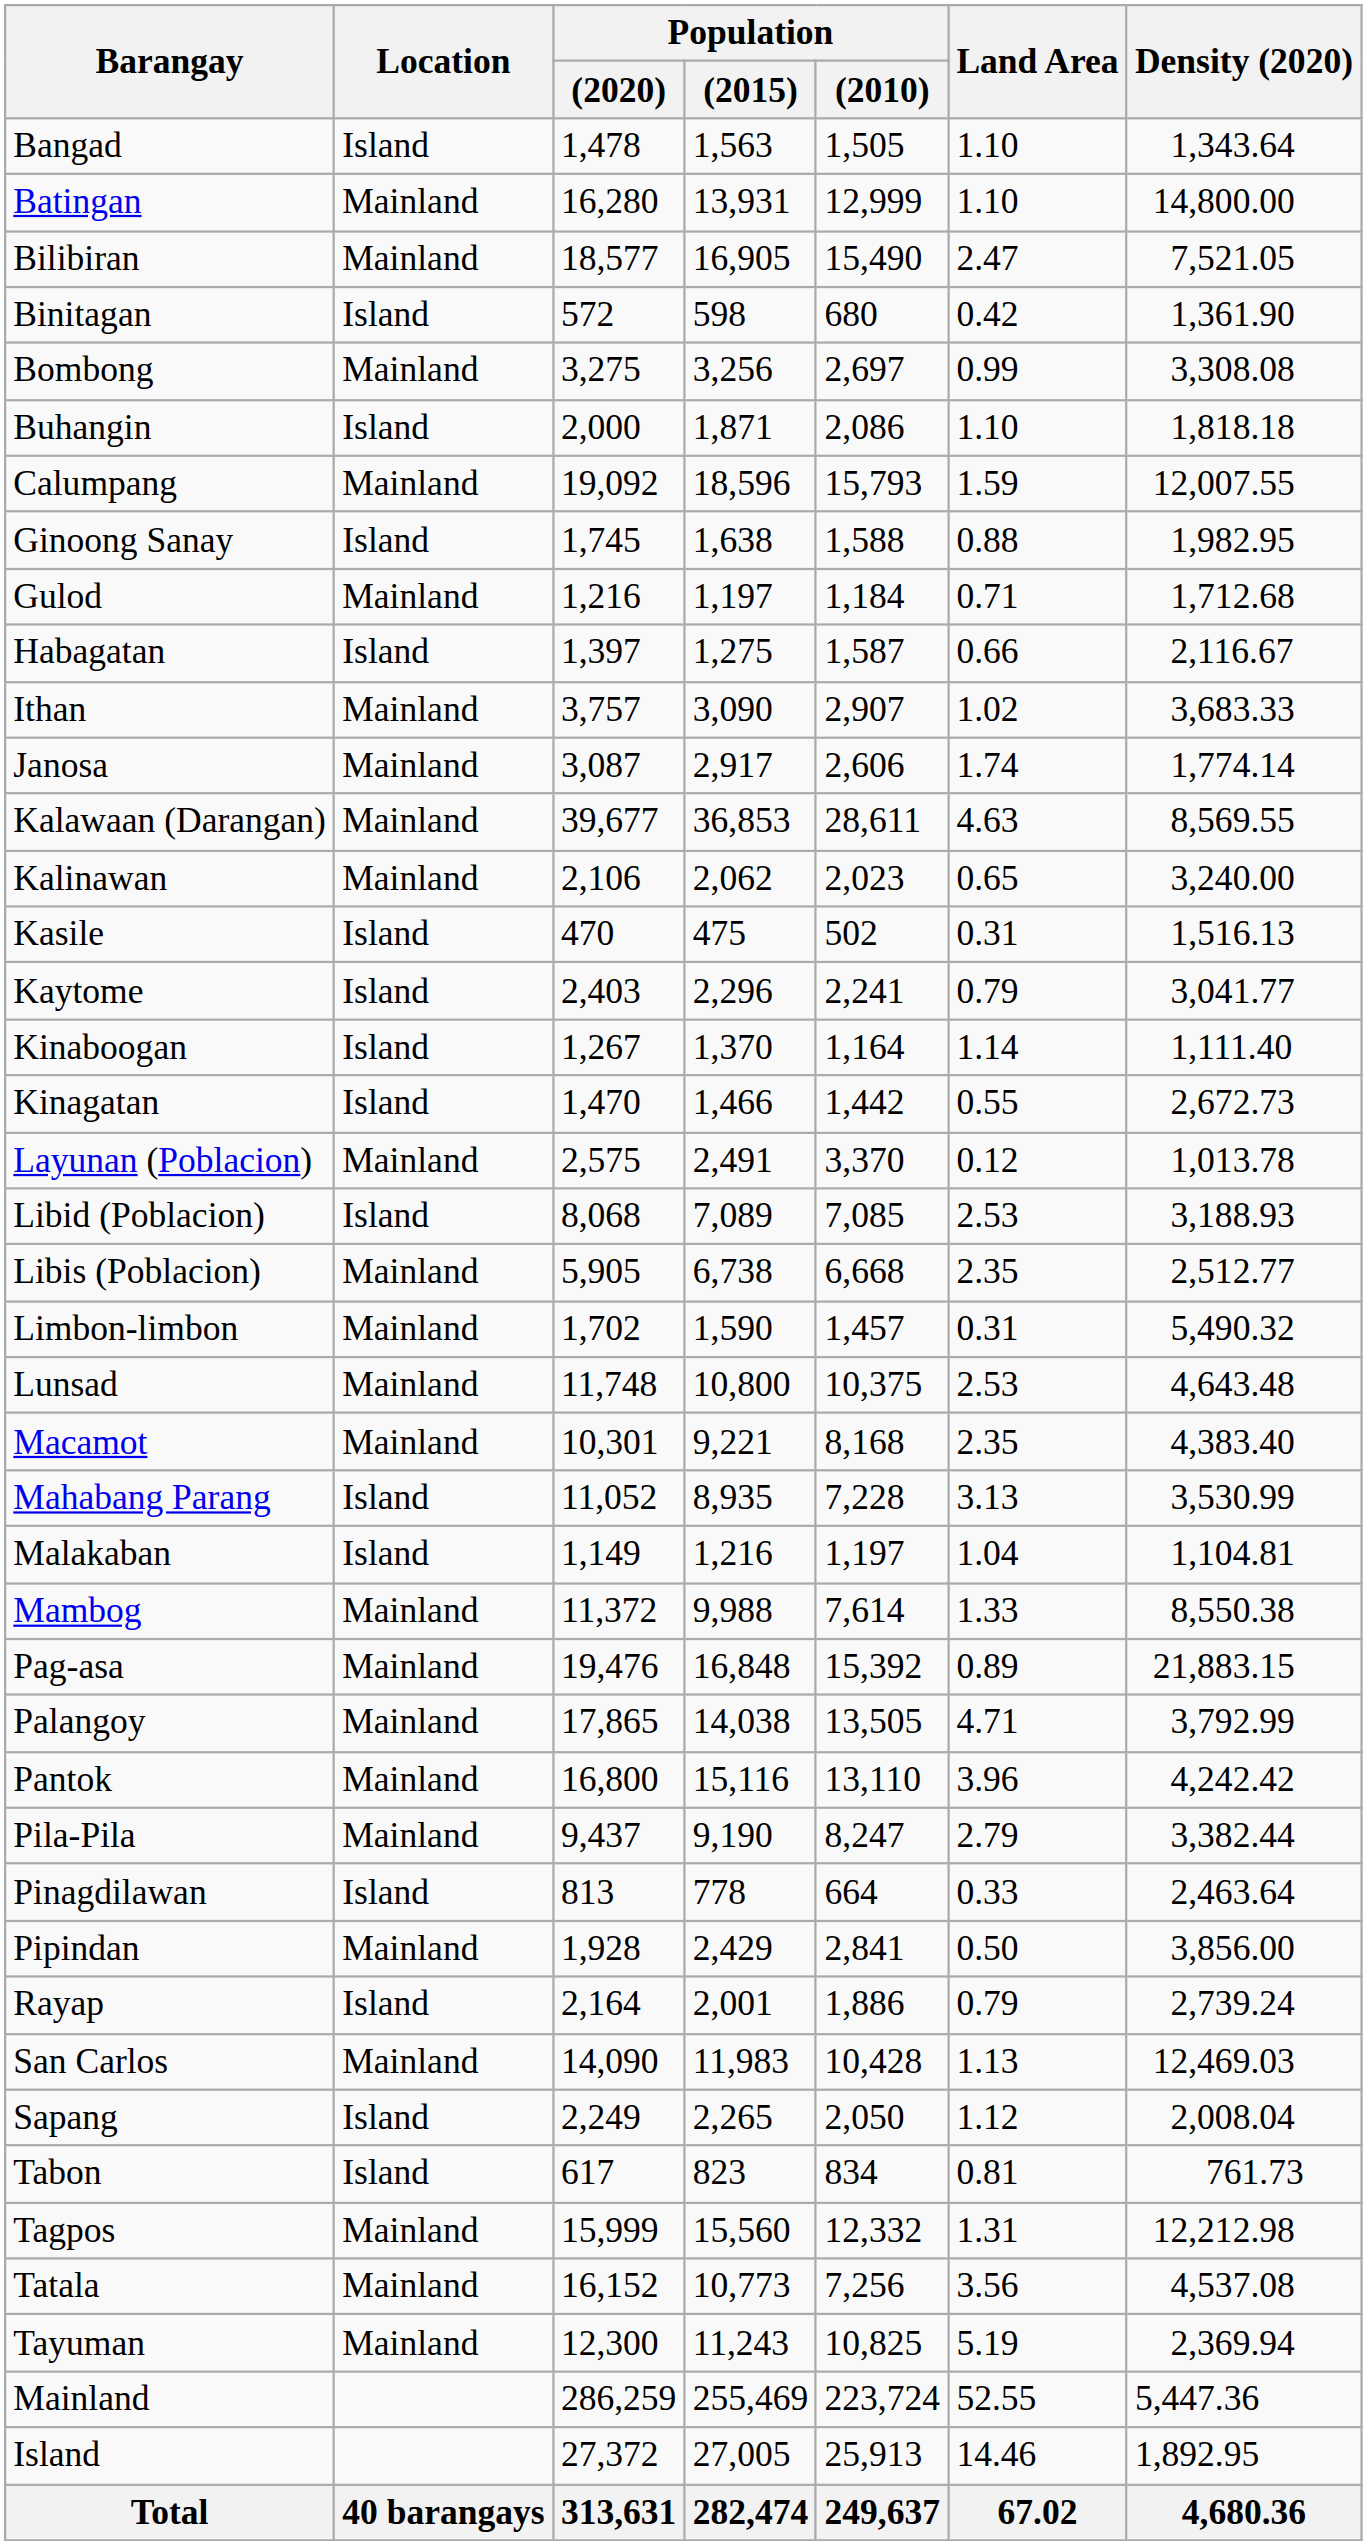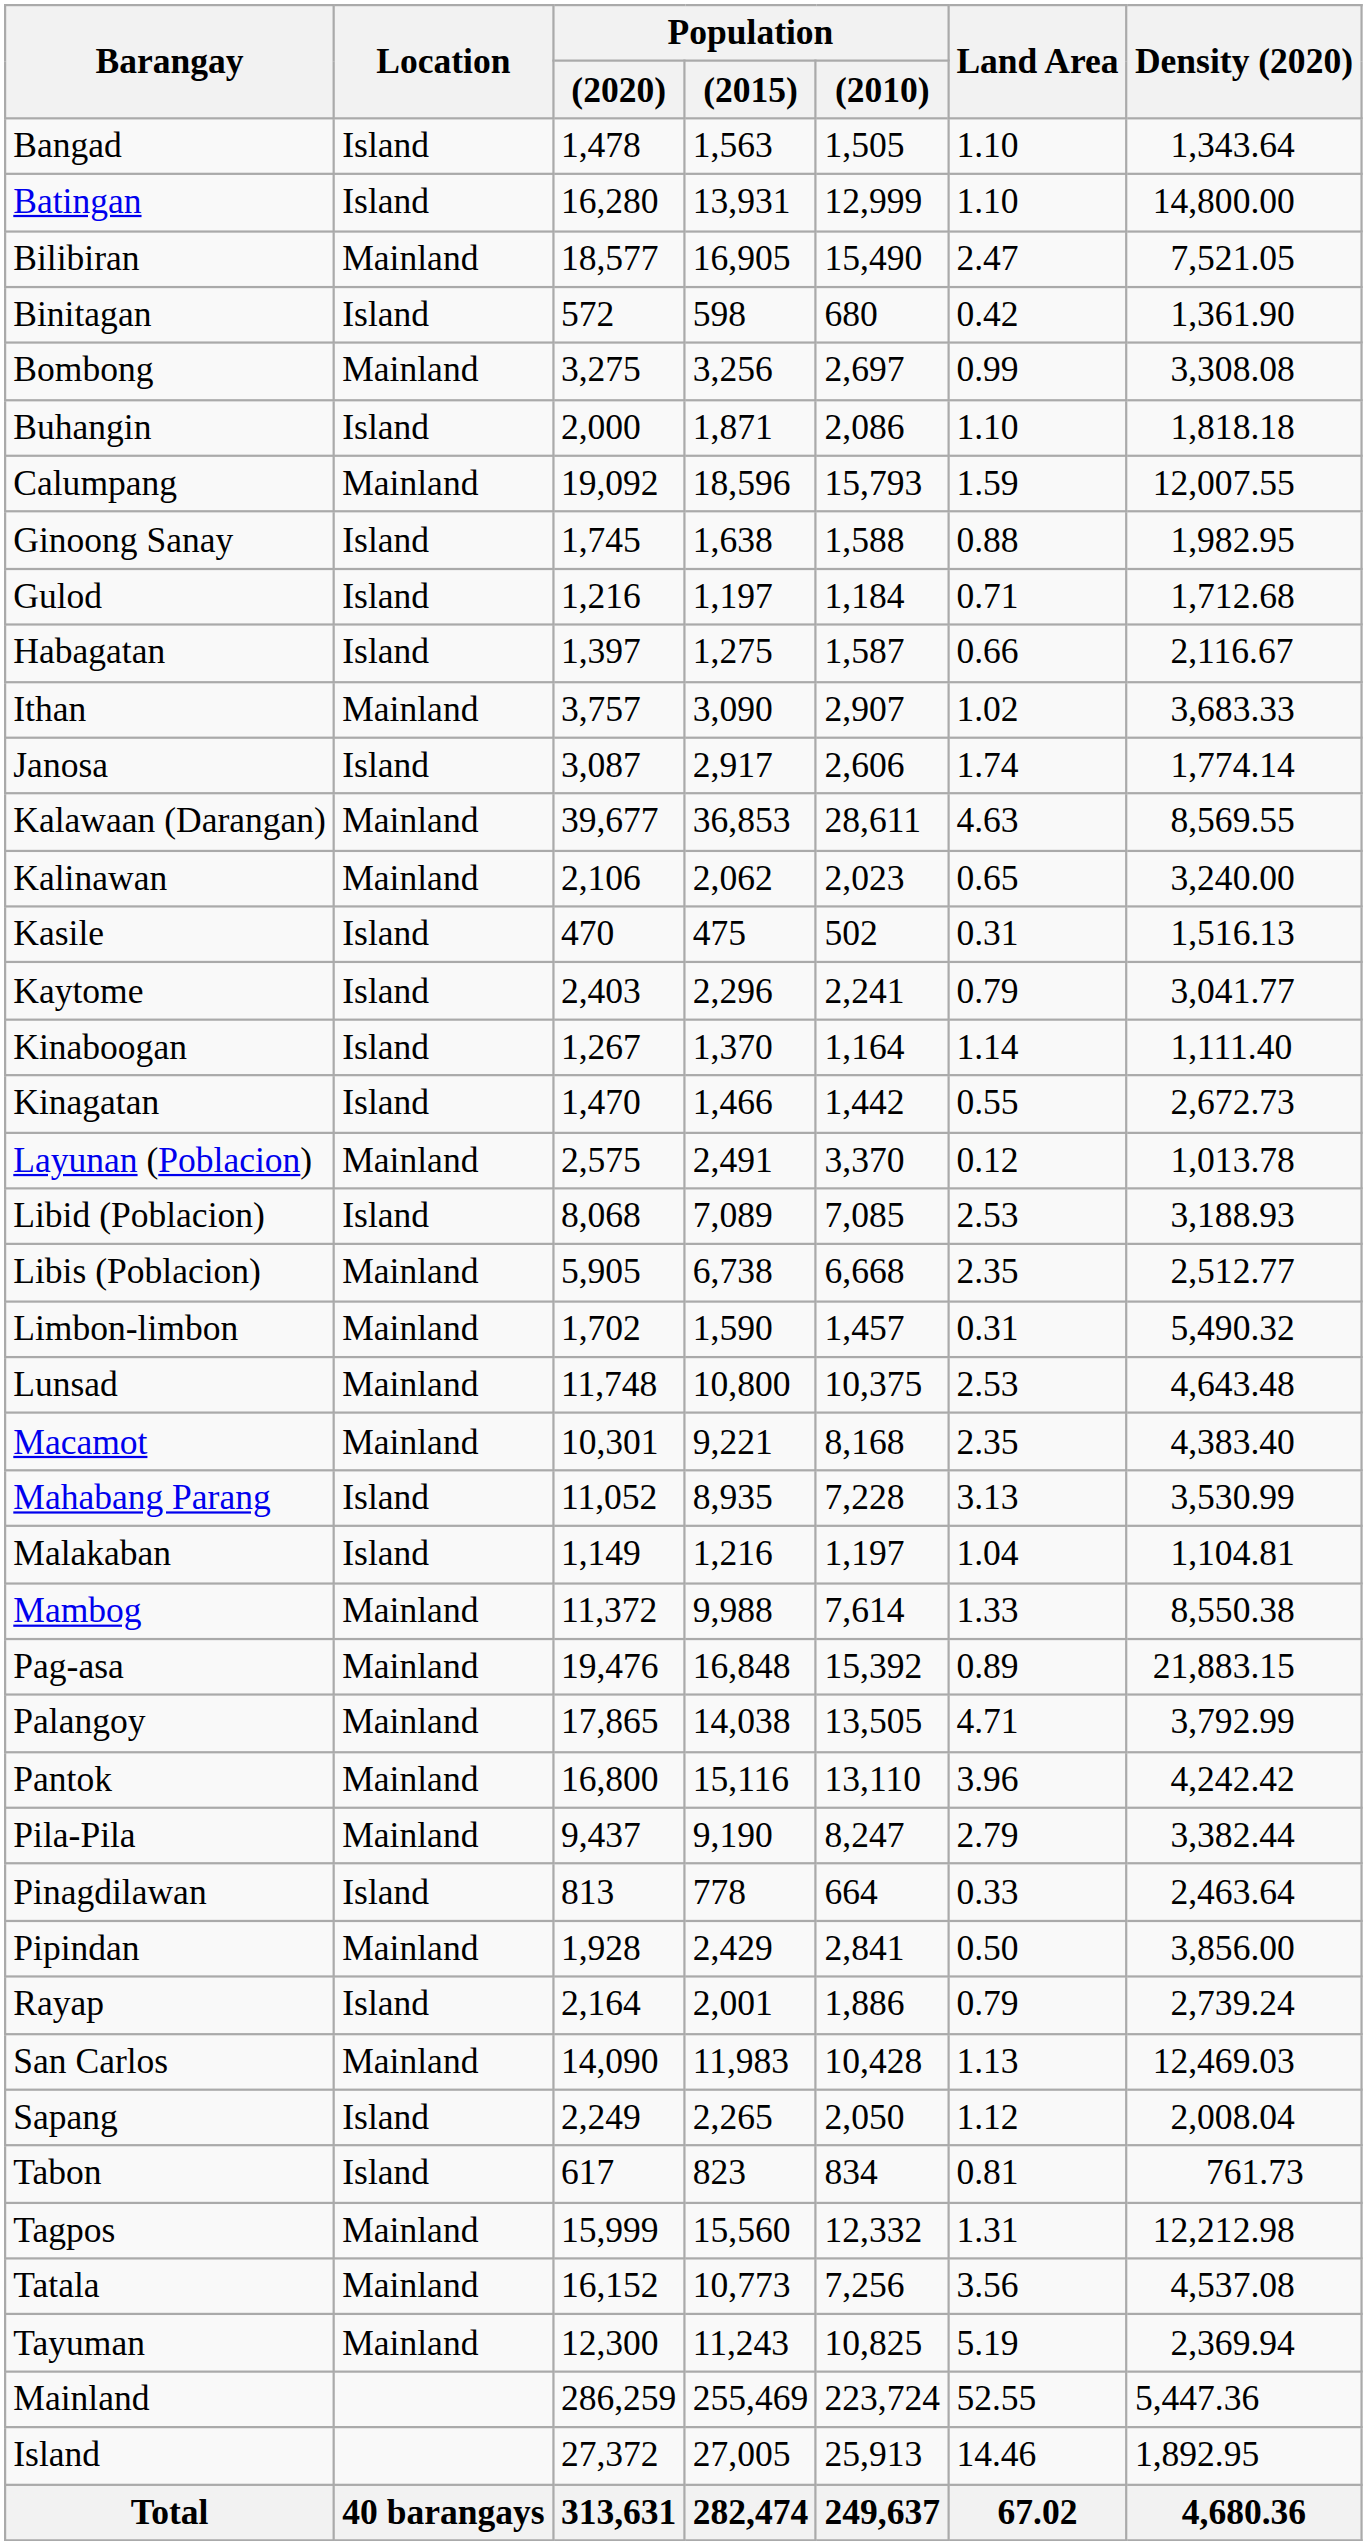(410, 201) Mainland -> (386, 201) Island
(410, 595) Mainland -> (386, 595) Island
(410, 764) Mainland -> (386, 764) Island
